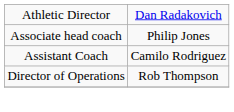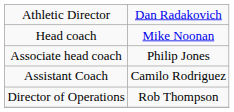+ row: (66, 35)
